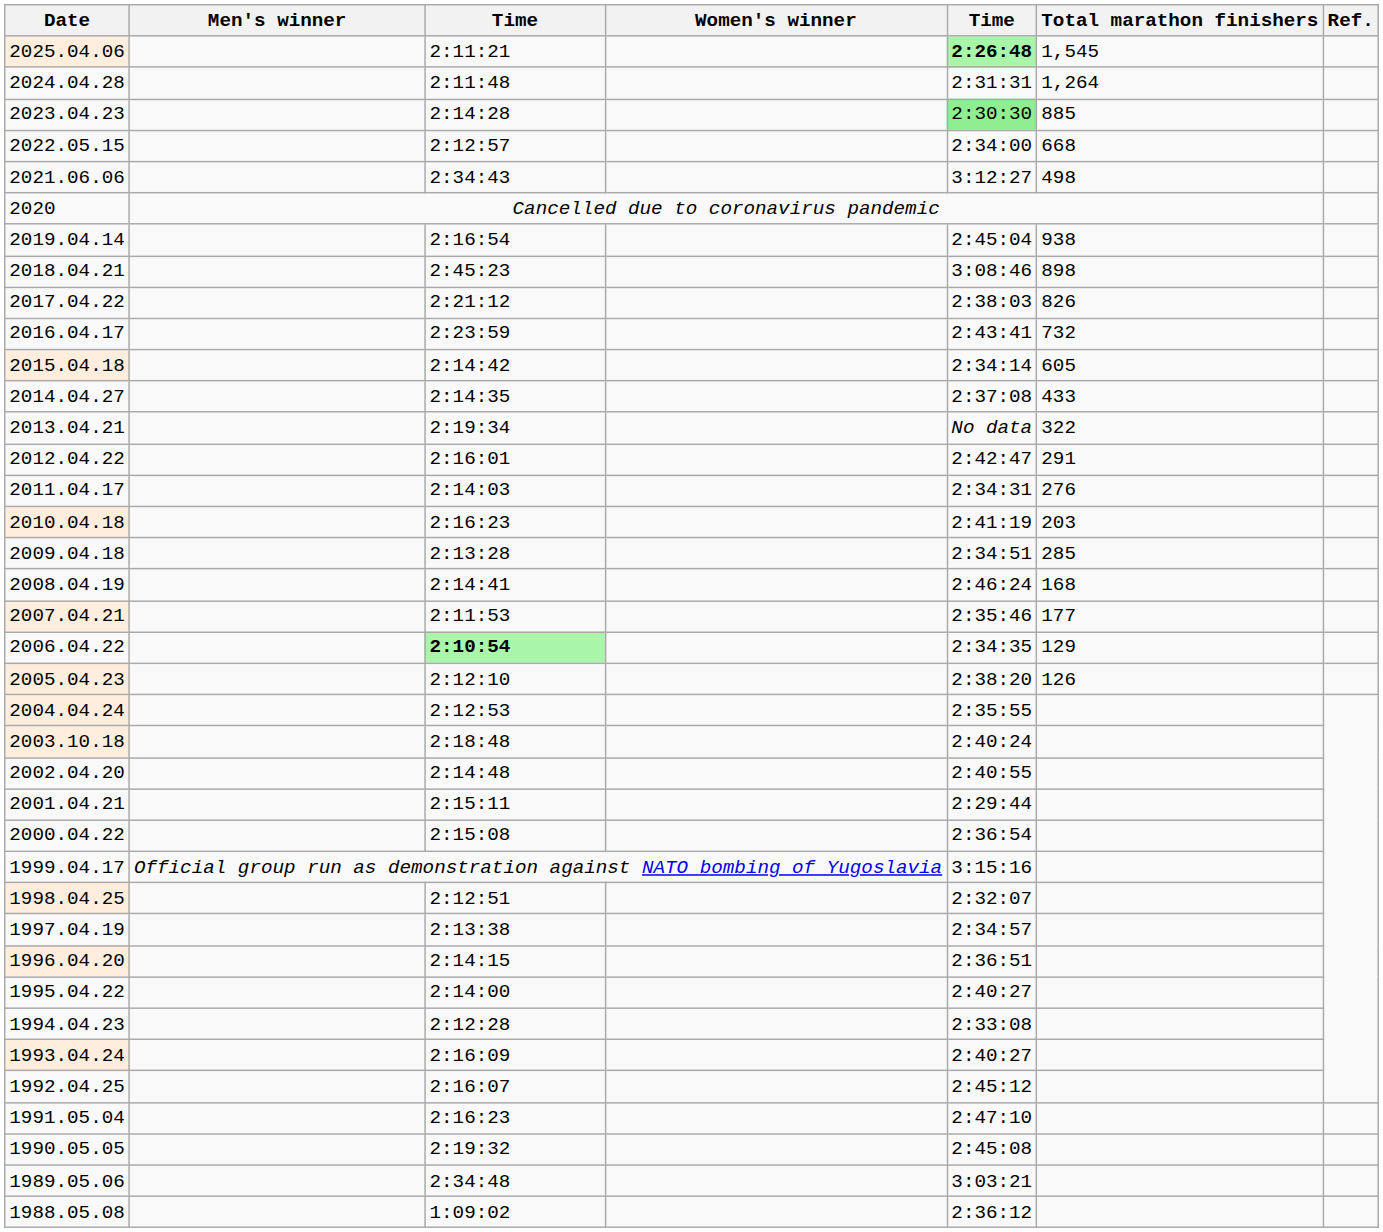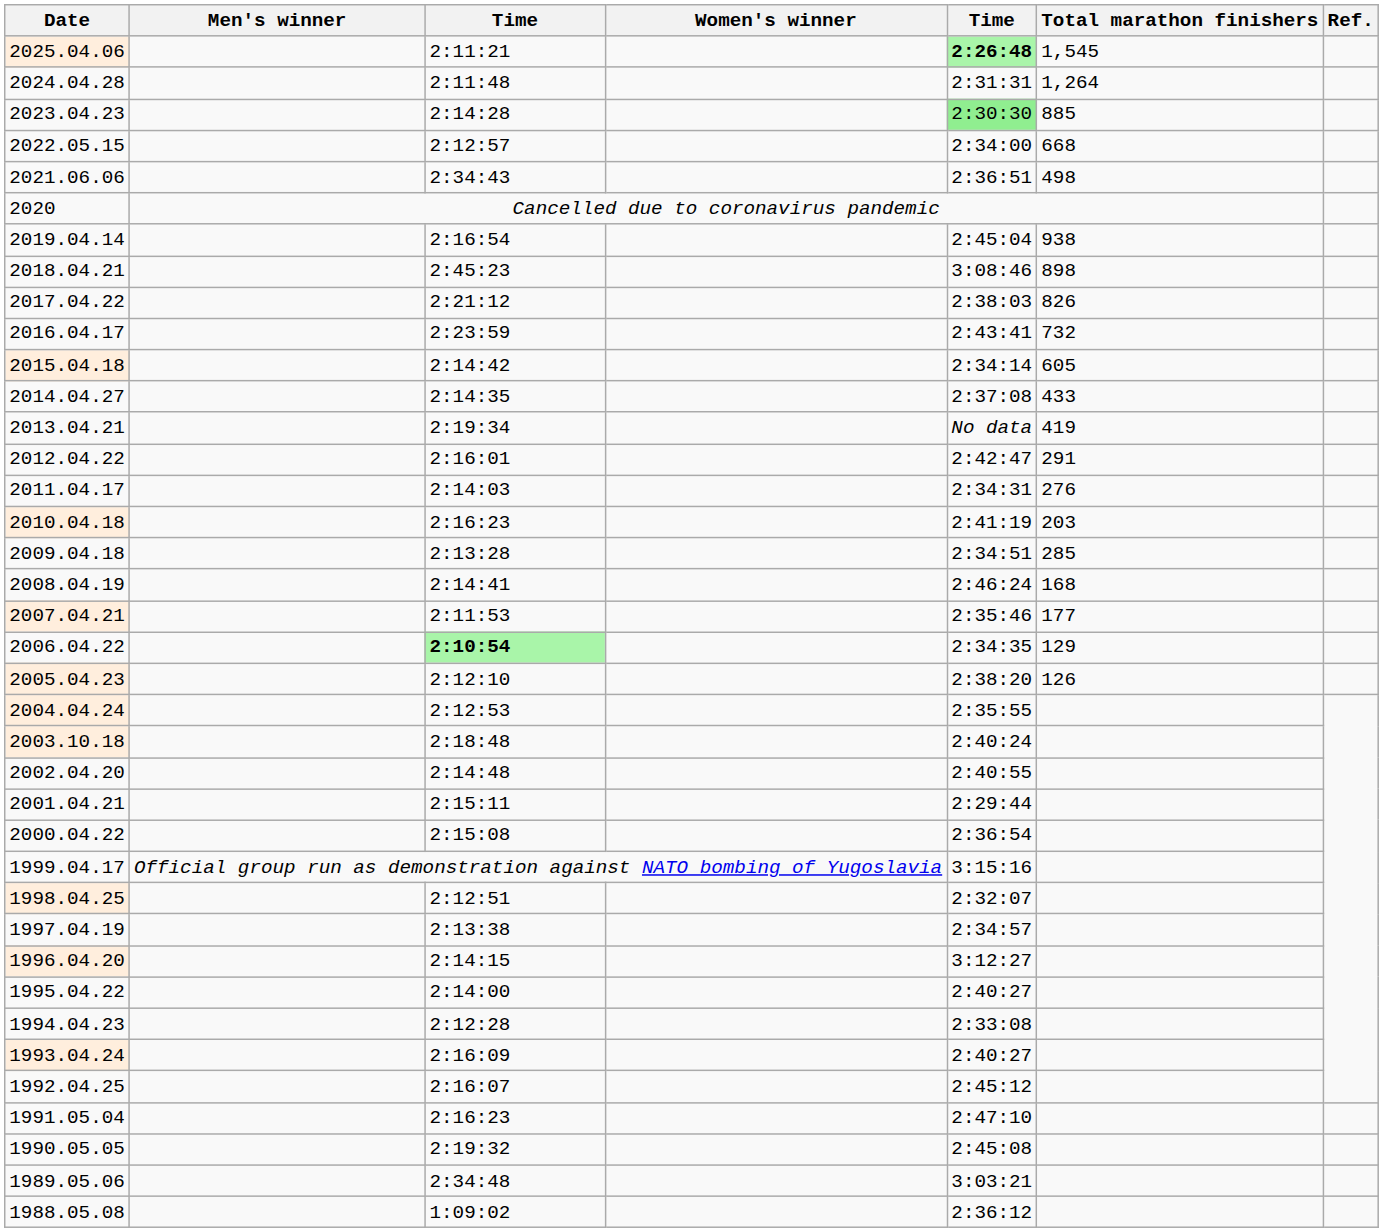(992, 177) 3:12:27 -> (992, 177) 2:36:51
(1059, 428) 322 -> (1059, 428) 419
(992, 961) 2:36:51 -> (992, 961) 3:12:27
